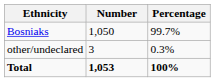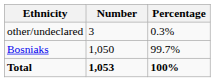rows swapped: (28, 31) <-> (45, 49)
